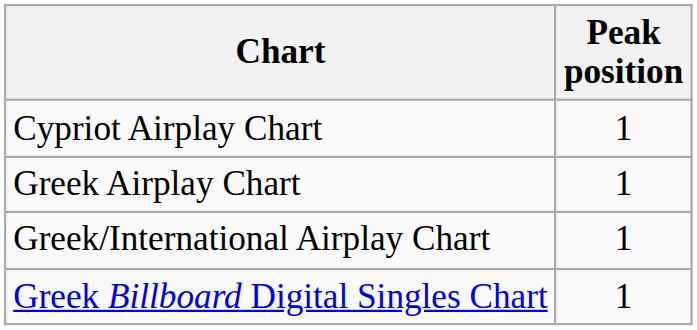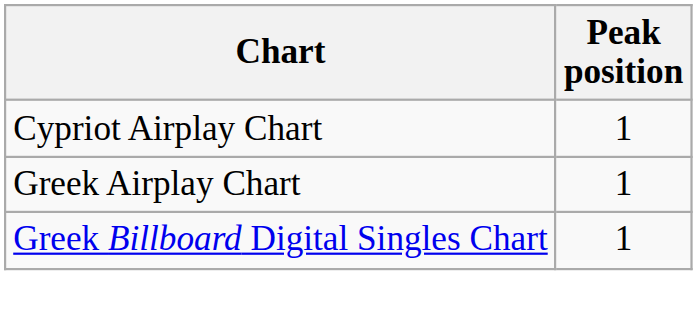- row: (252, 239)
